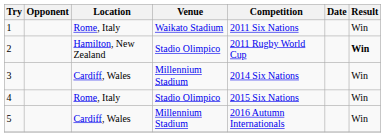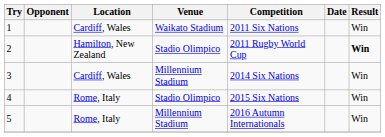(97, 28) Rome, Italy -> (102, 28) Cardiff, Wales
(102, 118) Cardiff, Wales -> (97, 118) Rome, Italy
